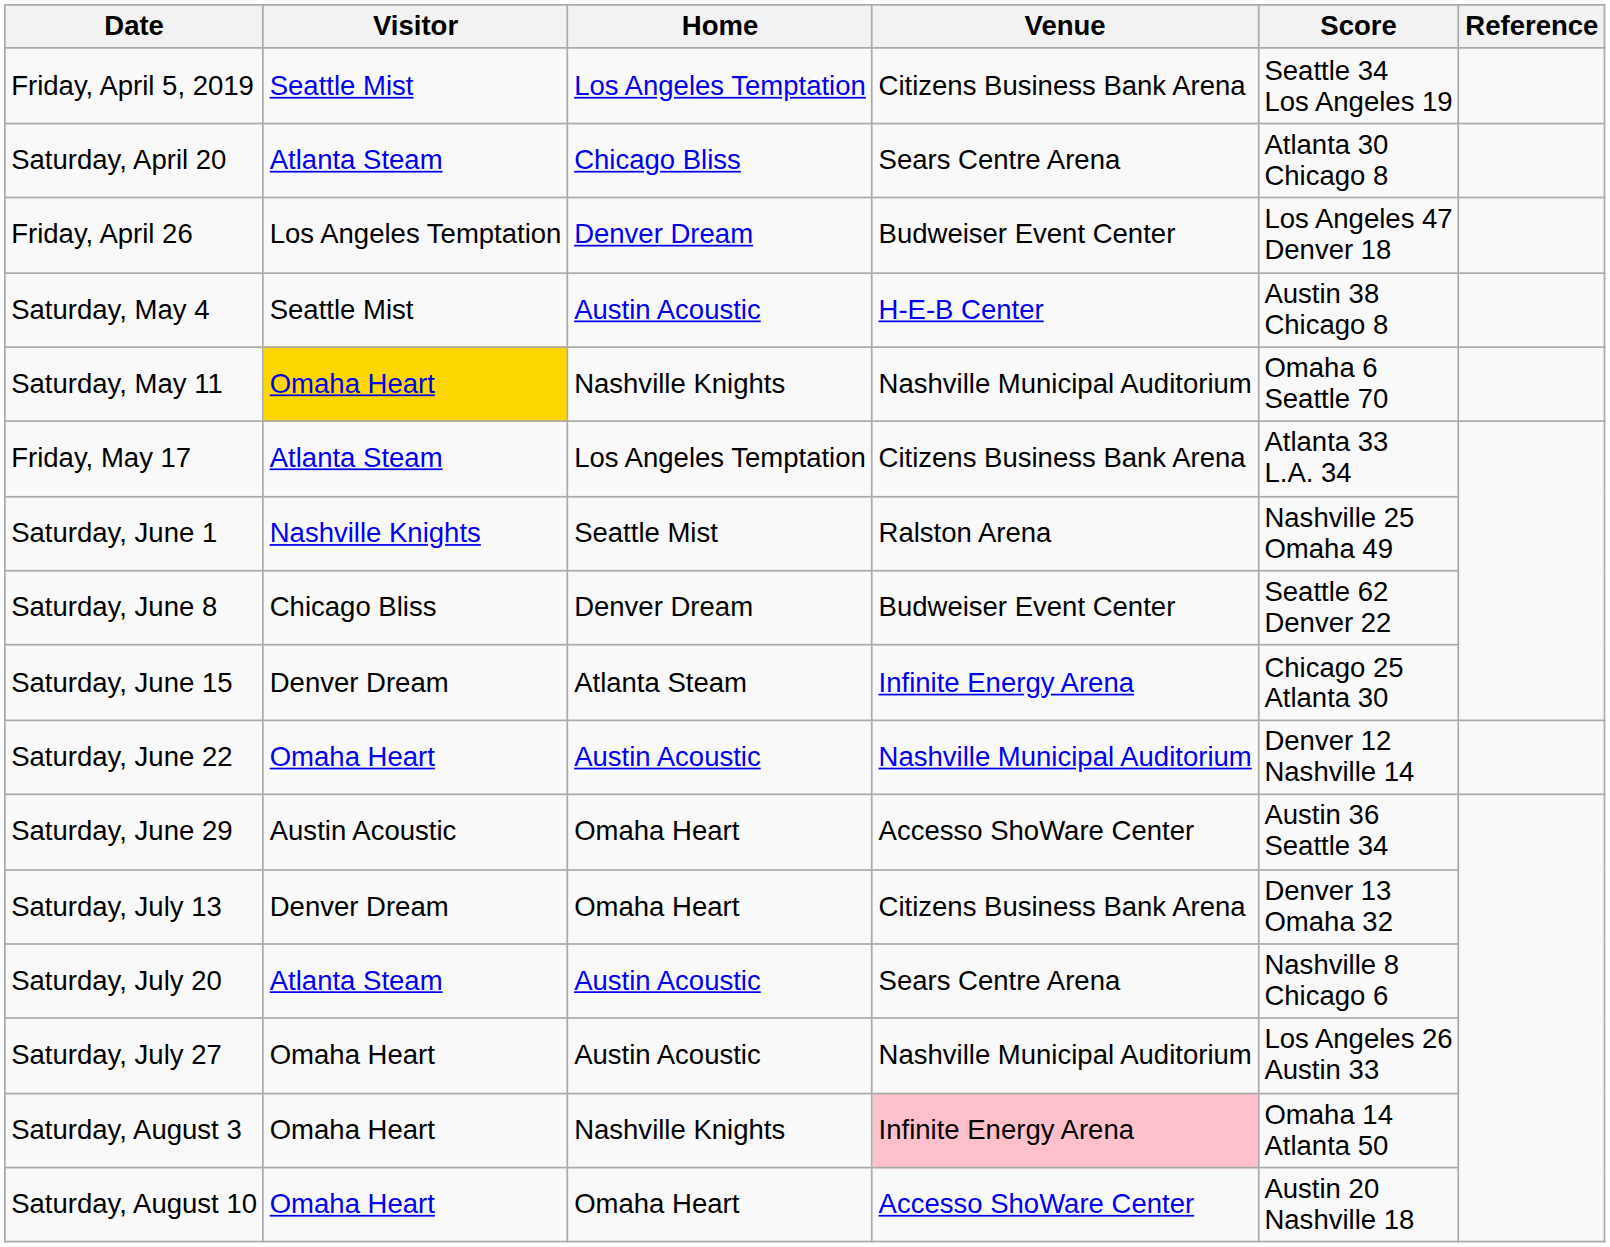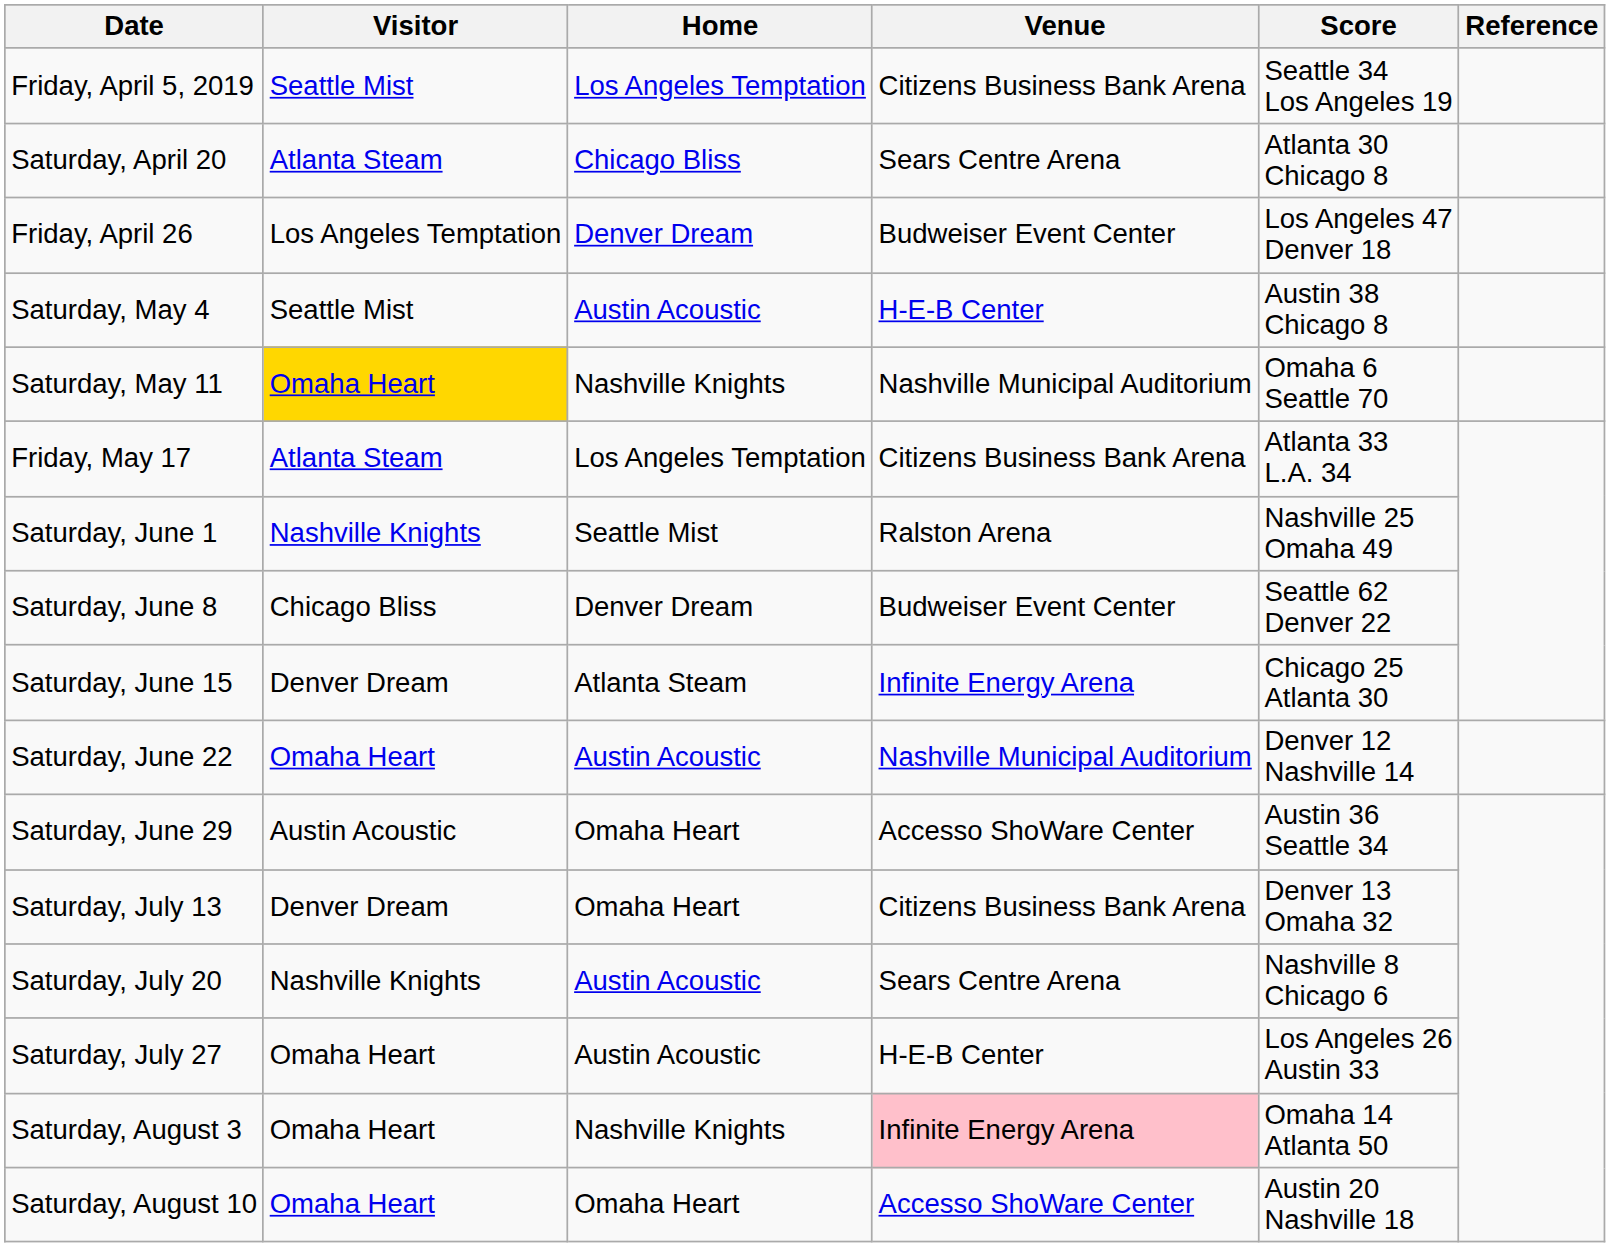(356, 980) Atlanta Steam -> (375, 980) Nashville Knights
(1065, 1055) Nashville Municipal Auditorium -> (961, 1055) H-E-B Center
